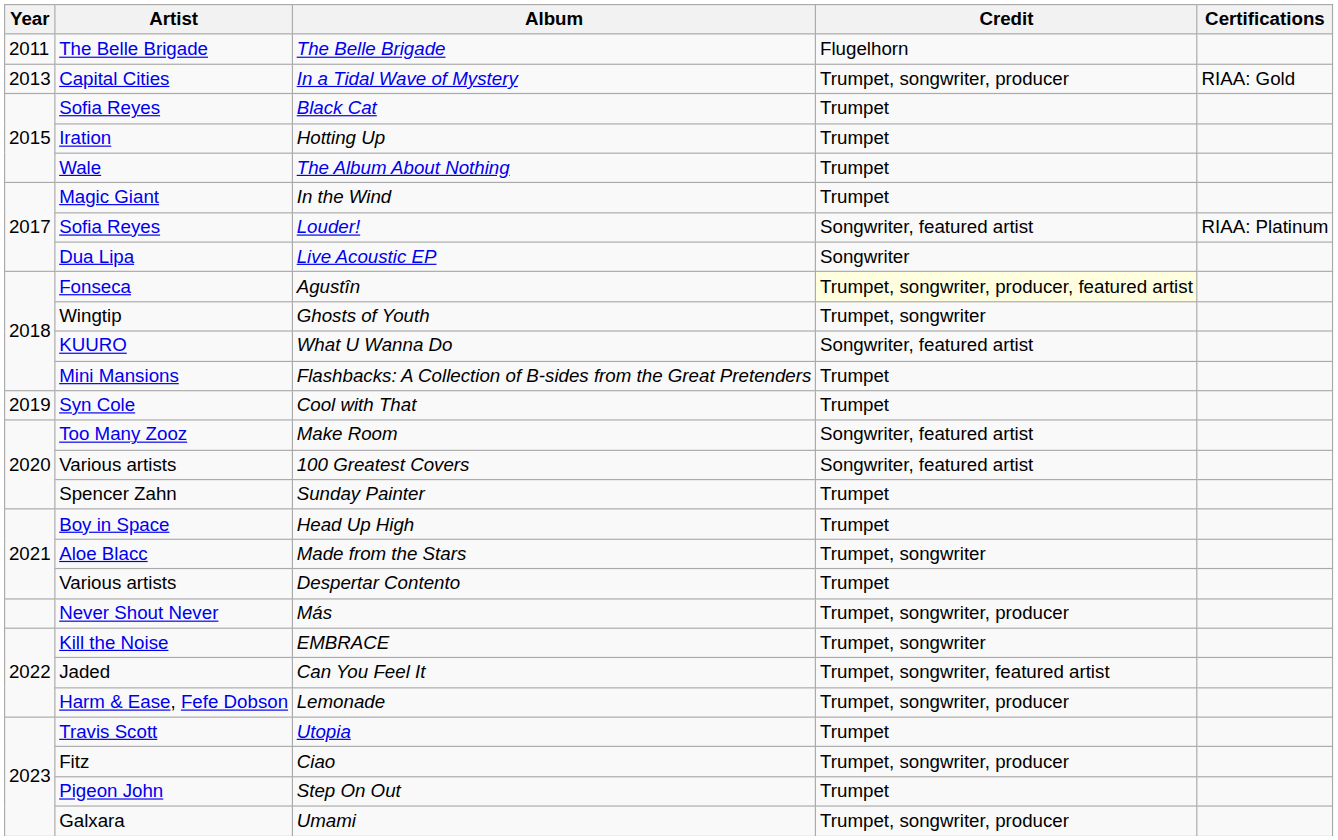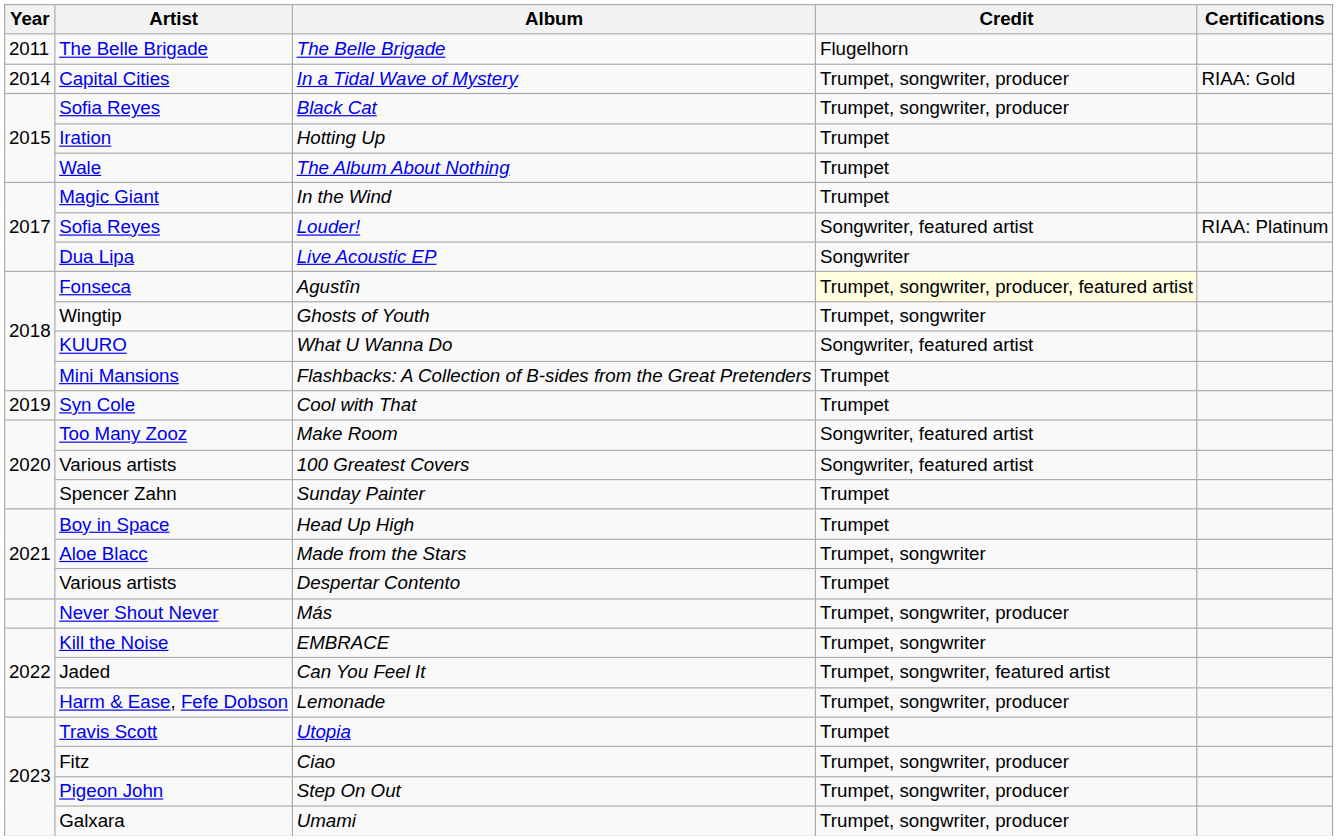(30, 78) 2013 -> (30, 78) 2014
(855, 108) Trumpet -> (945, 108) Trumpet, songwriter, producer
(855, 791) Trumpet -> (945, 791) Trumpet, songwriter, producer
